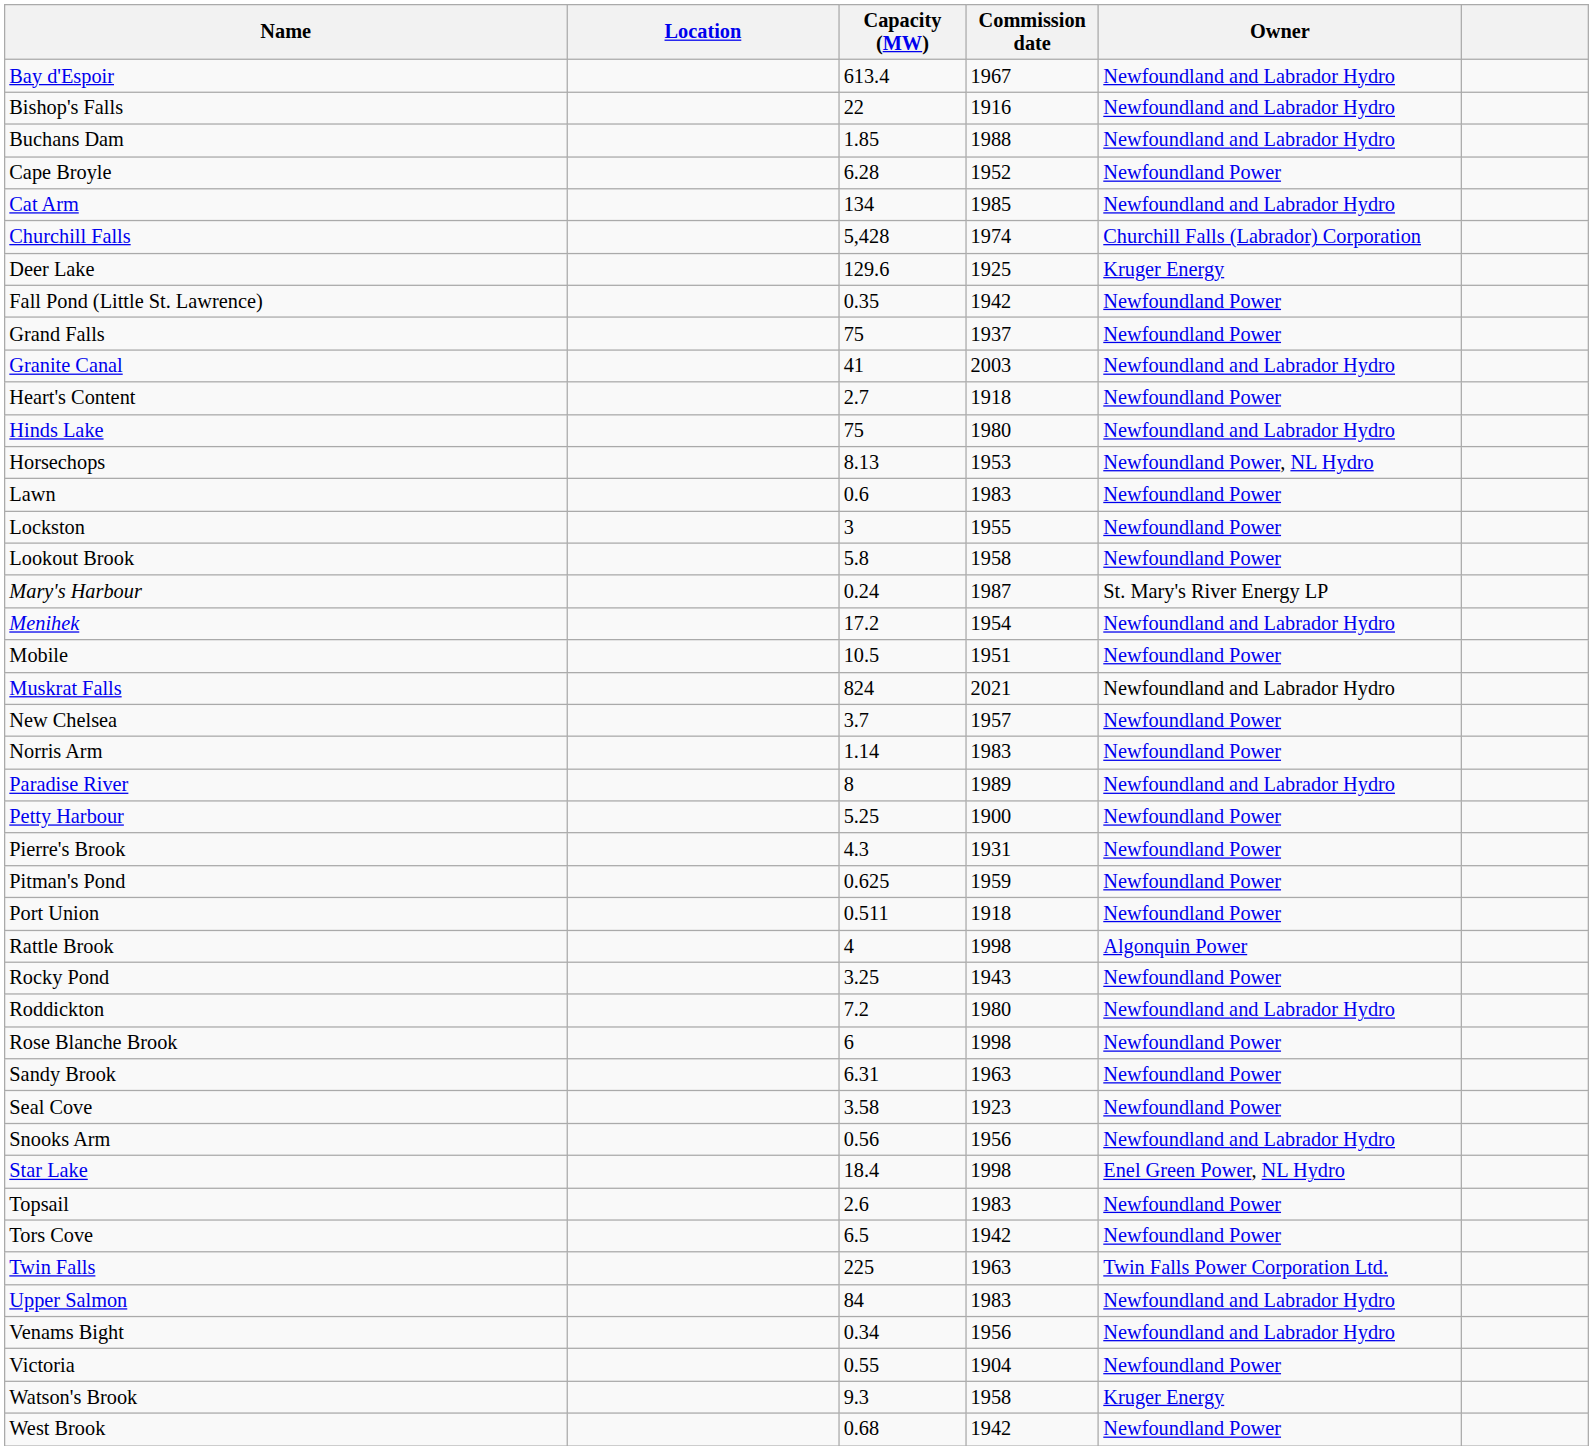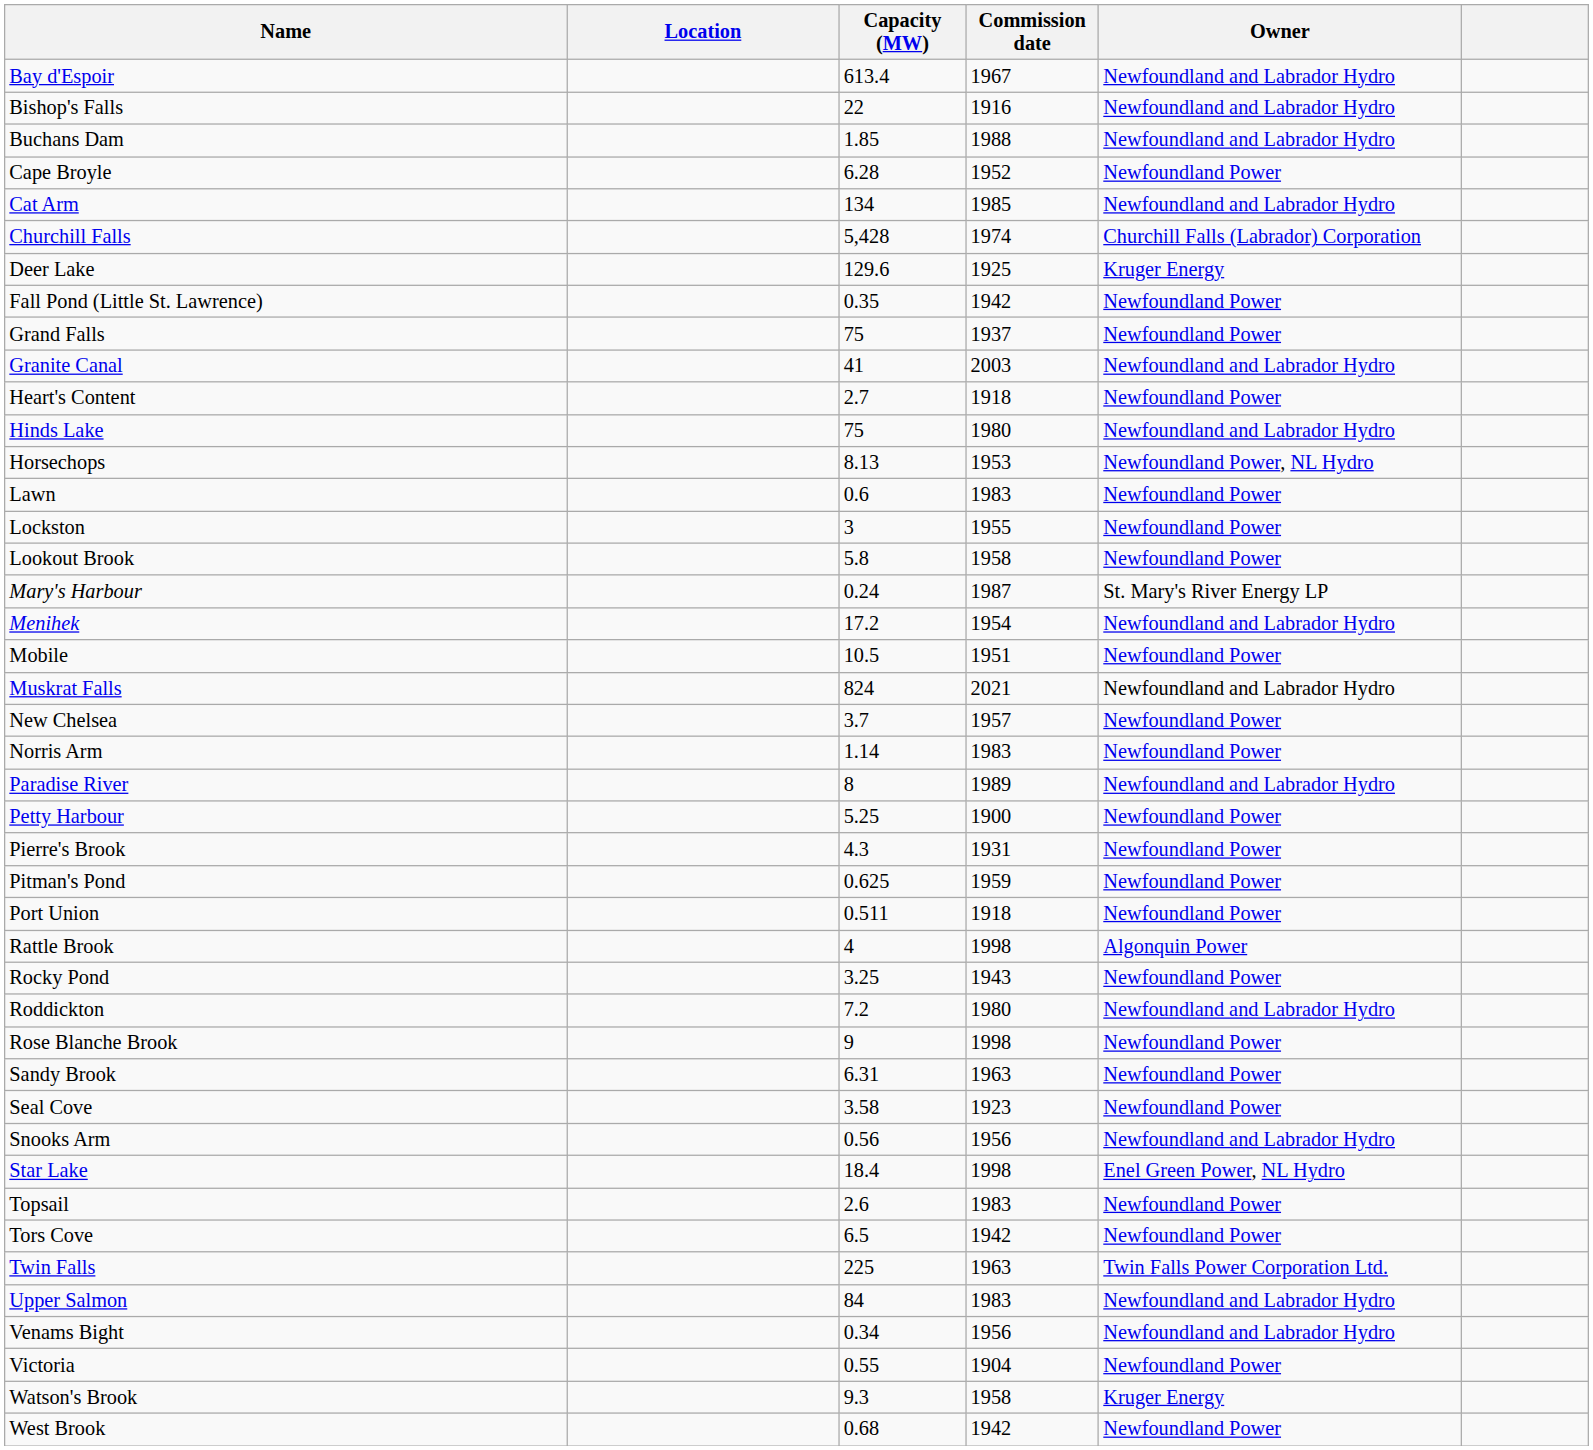(849, 1042) 6 -> (849, 1042) 9
